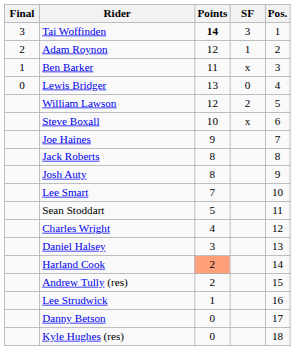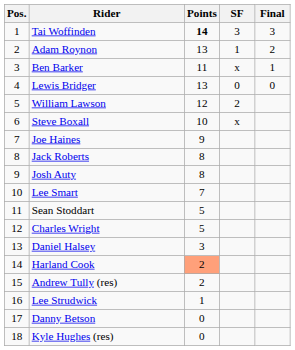columns swapped: (278, 13) <-> (22, 13)
(212, 49) 12 -> (202, 49) 13
(212, 228) 4 -> (202, 228) 5
